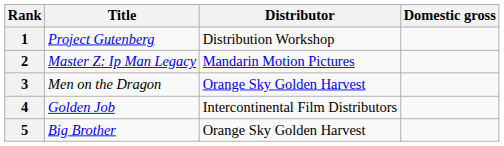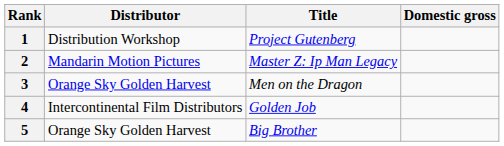columns swapped: (122, 15) <-> (300, 15)
